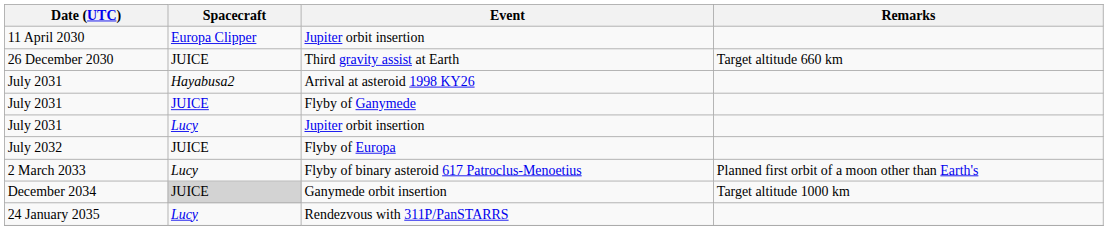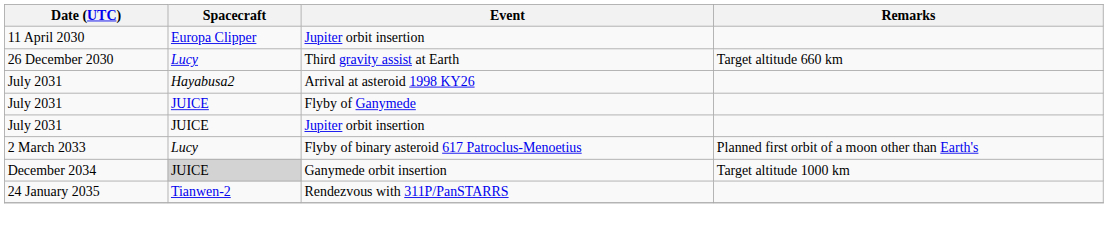(190, 59) JUICE -> (184, 59) Lucy
(184, 125) Lucy -> (190, 125) JUICE
- row: (35, 147)
(184, 214) Lucy -> (201, 192) Tianwen-2
